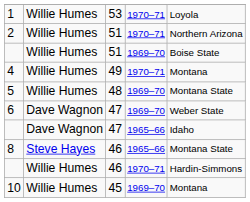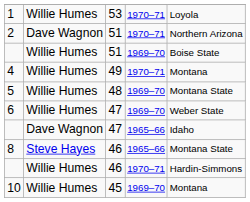(62, 33) Willie Humes -> (65, 33) Dave Wagnon
(65, 110) Dave Wagnon -> (62, 110) Willie Humes
